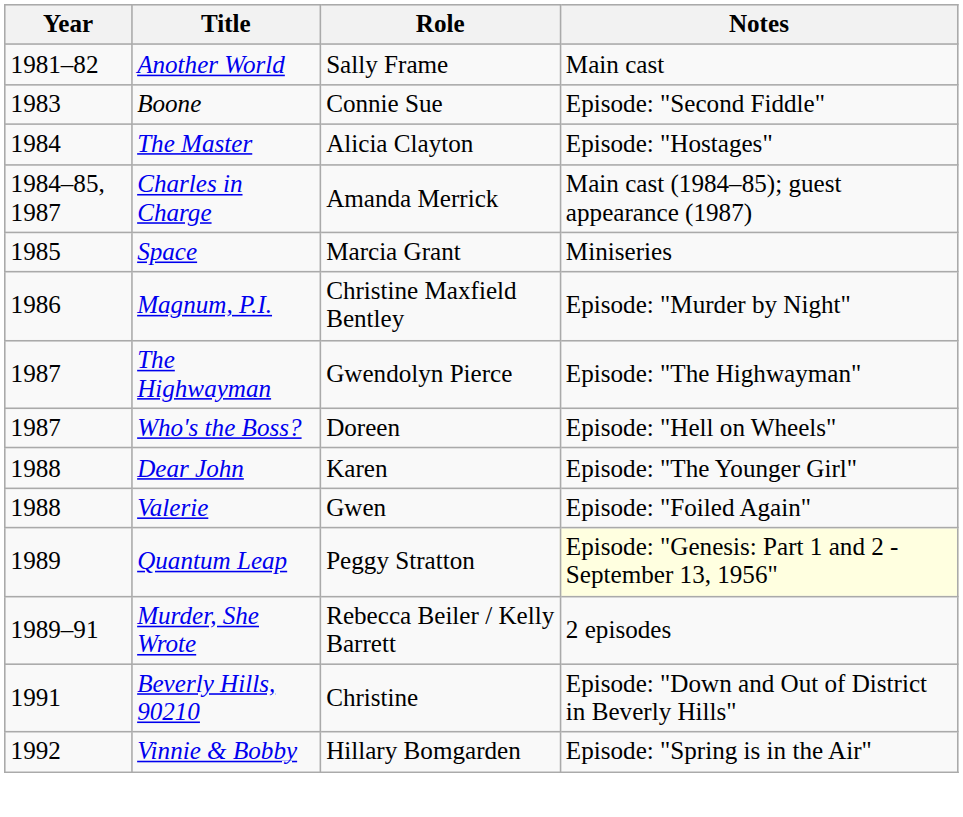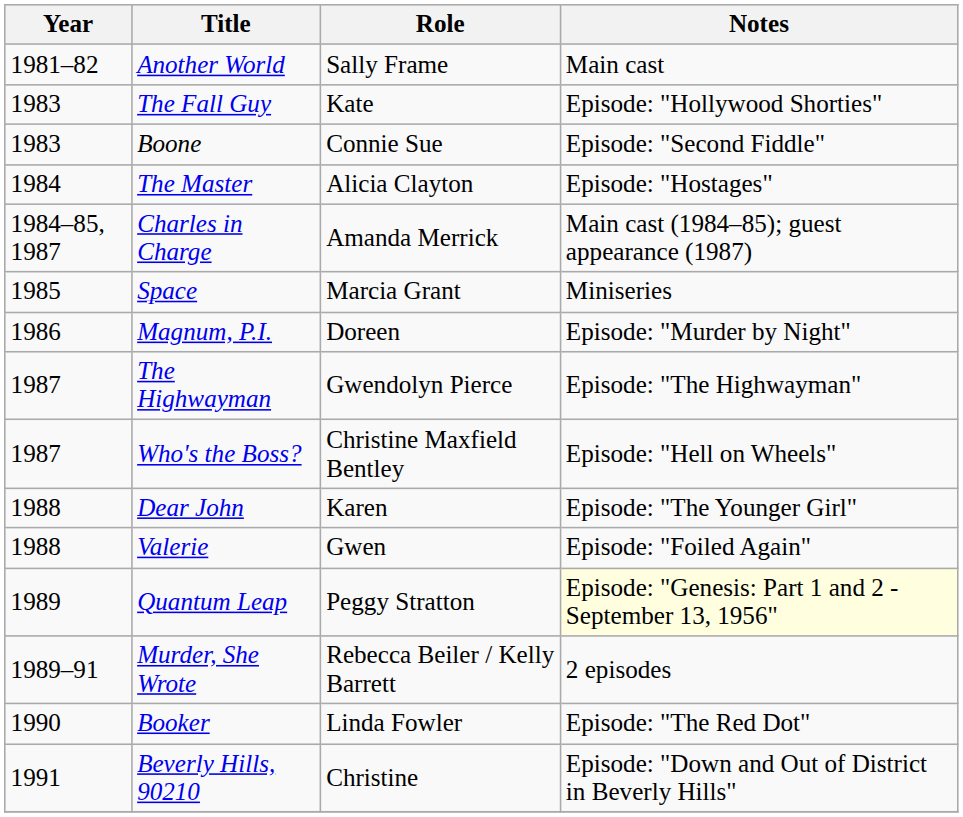+ row: (204, 104)
(421, 305) Christine Maxfield Bentley -> (363, 331) Doreen
(363, 427) Doreen -> (421, 453) Christine Maxfield Bentley
+ row: (173, 723)
- row: (217, 751)
